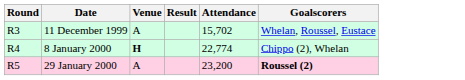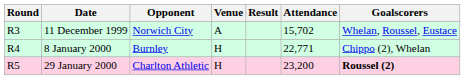+ column: (171, 13)
(137, 48) bold -> (218, 48) normal
(217, 48) 22,774 -> (298, 48) 22,771
(137, 65) A -> (218, 65) H
